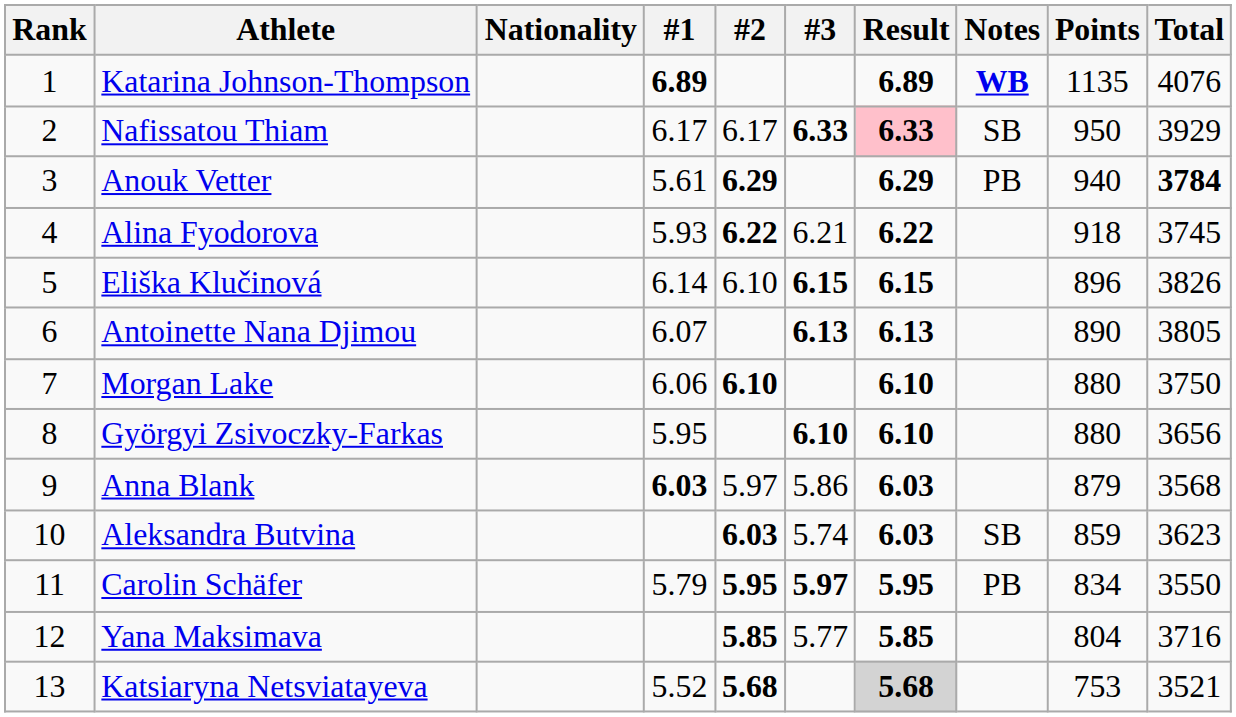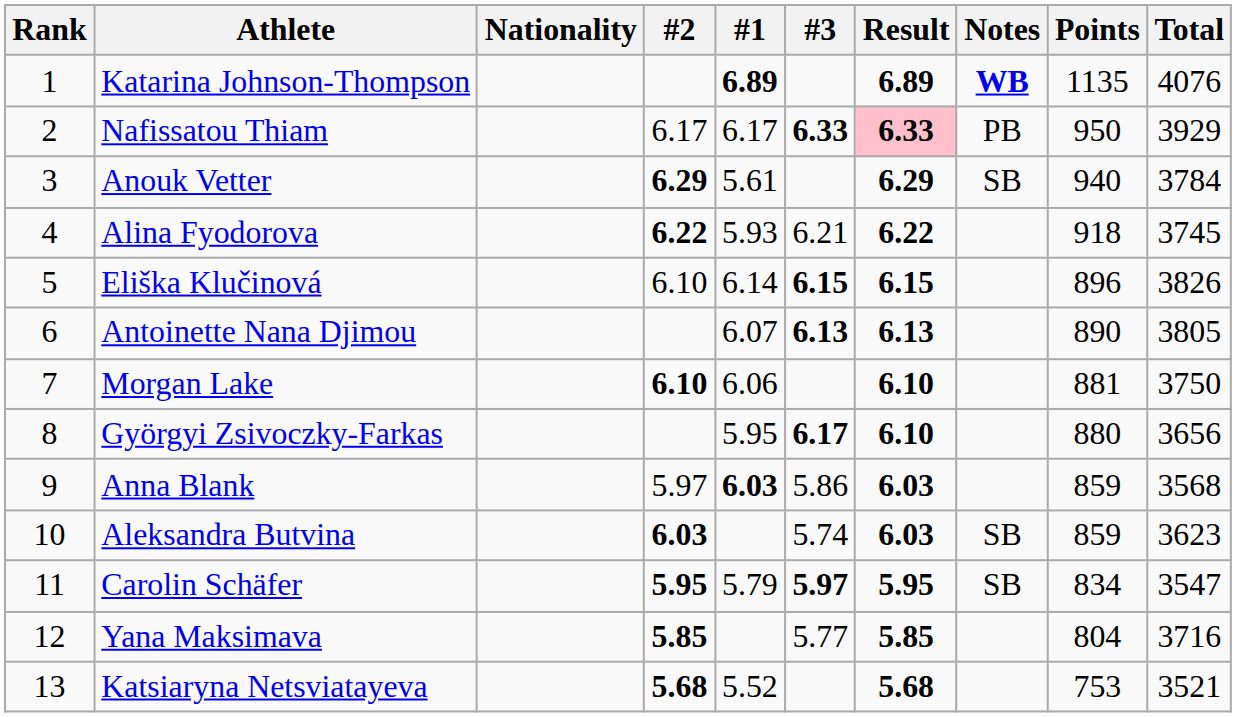columns swapped: (679, 29) <-> (750, 29)
(1002, 130) SB -> (1002, 130) PB
(1002, 181) PB -> (1002, 181) SB
(1189, 181) bold -> (1189, 181) normal
(1097, 383) 880 -> (1097, 383) 881
(820, 433) 6.10 -> (820, 433) 6.17
(1097, 484) 879 -> (1097, 484) 859
(1002, 585) PB -> (1002, 585) SB
(1189, 585) 3550 -> (1189, 585) 3547
(906, 686) lightgrey background -> (906, 686) no background
